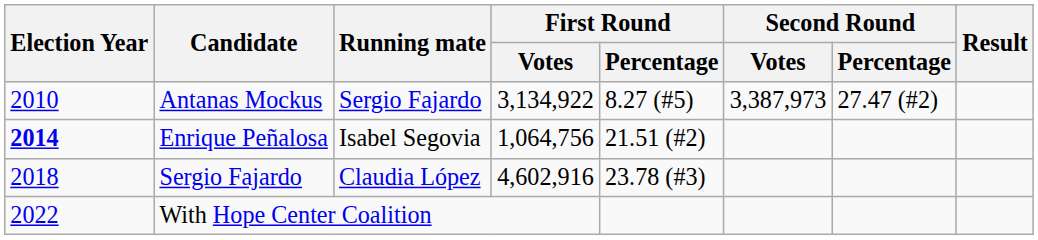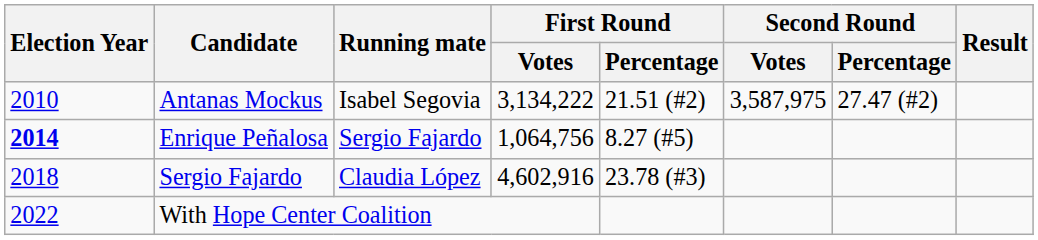(410, 100) Sergio Fajardo -> (410, 100) Isabel Segovia
(545, 100) 3,134,922 -> (545, 100) 3,134,222
(649, 100) 8.27 (#5) -> (655, 100) 21.51 (#2)
(778, 100) 3,387,973 -> (778, 100) 3,587,975
(410, 138) Isabel Segovia -> (410, 138) Sergio Fajardo
(655, 138) 21.51 (#2) -> (649, 138) 8.27 (#5)
